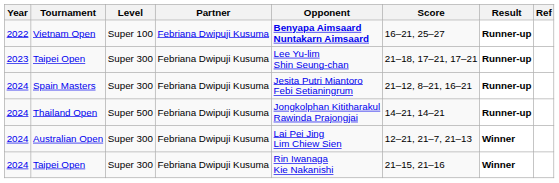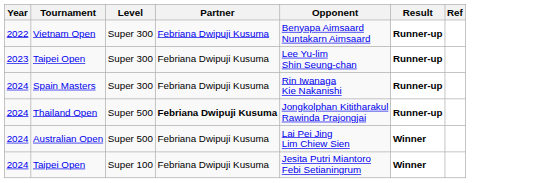- column: (431, 12)
(130, 33) Super 100 -> (130, 33) Super 300
(321, 33) bold -> (326, 33) normal
(318, 86) Jesita Putri Miantoro Febi Setianingrum -> (312, 86) Rin Iwanaga Kie Nakanishi
(213, 112) normal -> (217, 112) bold
(130, 139) Super 300 -> (130, 139) Super 500
(130, 165) Super 300 -> (130, 165) Super 100
(304, 165) Rin Iwanaga Kie Nakanishi -> (326, 165) Jesita Putri Miantoro Febi Setianingrum
